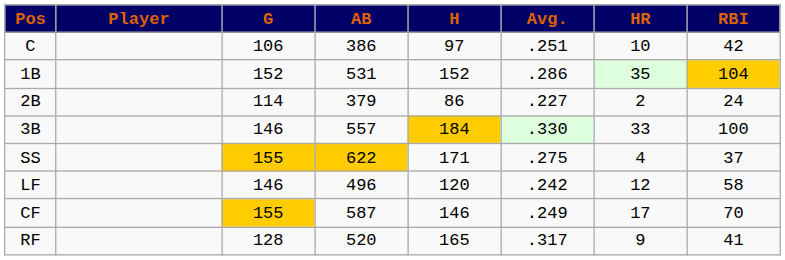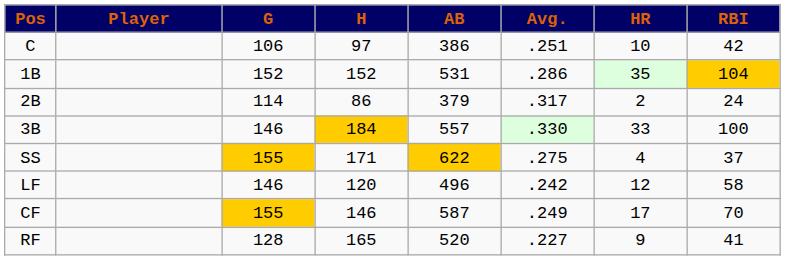columns swapped: (361, 19) <-> (454, 19)
(547, 102) .227 -> (547, 102) .317
(547, 241) .317 -> (547, 241) .227
